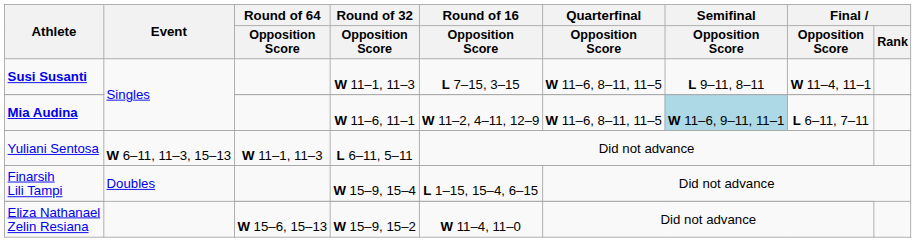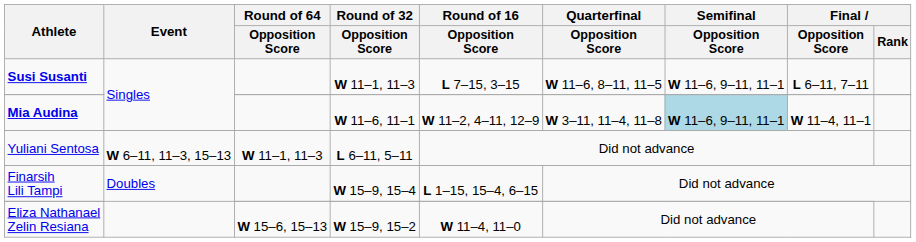(726, 85) L 9–11, 8–11 -> (726, 85) W 11–6, 9–11, 11–1
(831, 85) W 11–4, 11–1 -> (831, 85) L 6–11, 7–11
(604, 120) W 11–6, 8–11, 11–5 -> (604, 120) W 3–11, 11–4, 11–8
(831, 120) L 6–11, 7–11 -> (831, 120) W 11–4, 11–1
